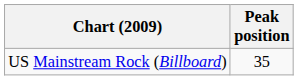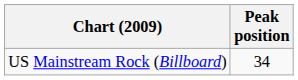(262, 61) 35 -> (262, 61) 34
